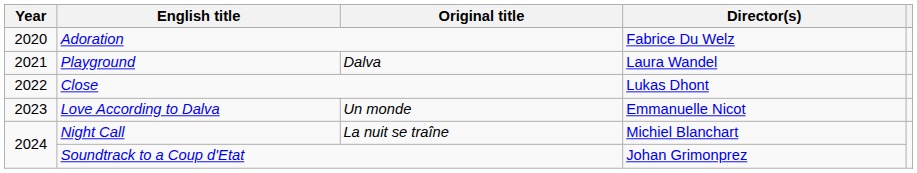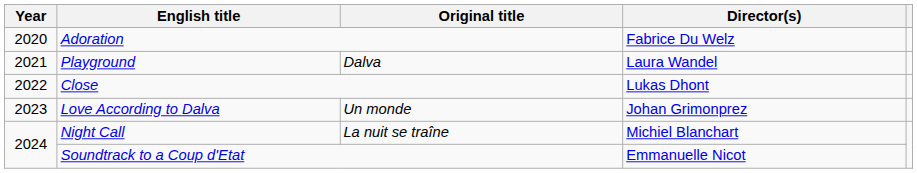(686, 109) Emmanuelle Nicot -> (687, 109) Johan Grimonprez
(687, 156) Johan Grimonprez -> (686, 156) Emmanuelle Nicot
